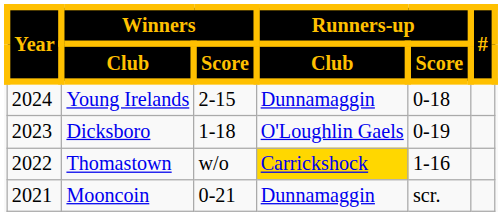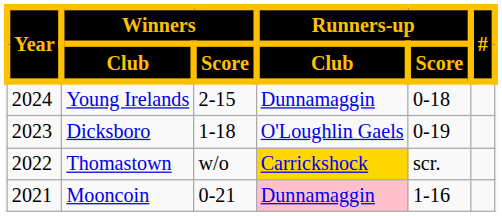(431, 163) 1-16 -> (427, 163) scr.
(318, 195) no background -> (318, 195) pink background
(427, 195) scr. -> (431, 195) 1-16
